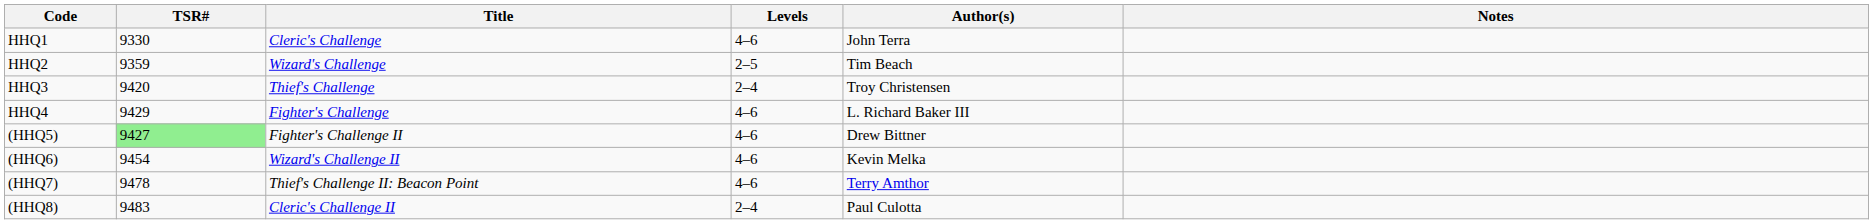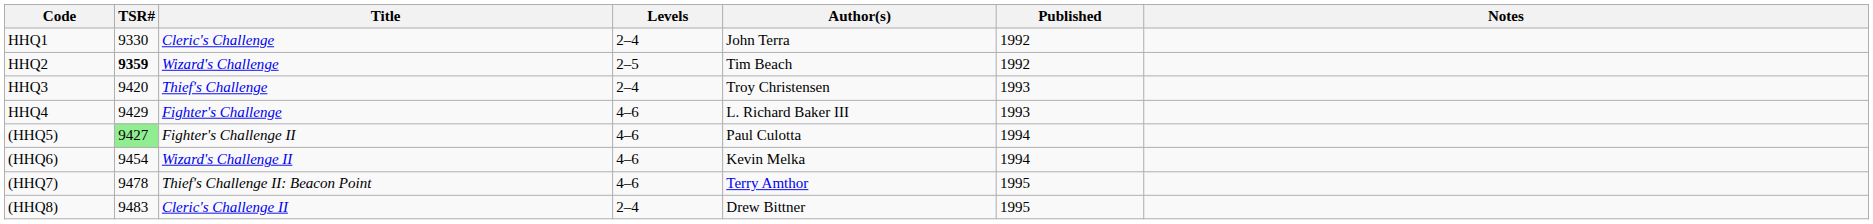+ column: (1070, 16)
(746, 40) 4–6 -> (628, 40) 2–4
(135, 64) normal -> (133, 64) bold
(886, 135) Drew Bittner -> (764, 135) Paul Culotta
(884, 207) Paul Culotta -> (766, 207) Drew Bittner
